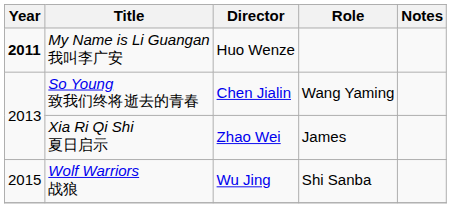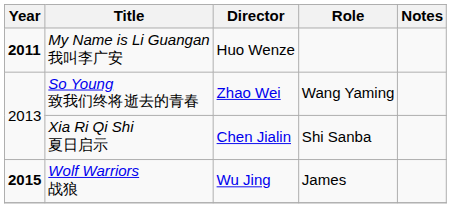(254, 93) Chen Jialin -> (249, 93) Zhao Wei
(249, 137) Zhao Wei -> (254, 137) Chen Jialin
(324, 137) James -> (337, 137) Shi Sanba
(25, 180) normal -> (25, 180) bold
(337, 180) Shi Sanba -> (324, 180) James
